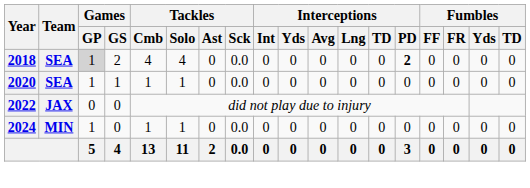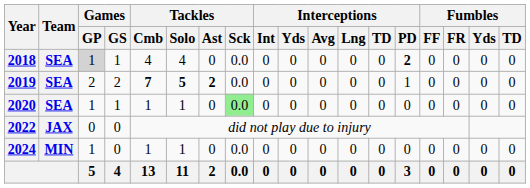(117, 60) 2 -> (117, 60) 1
+ row: (22, 82)
(240, 82) no background -> (240, 104) lightgreen background
